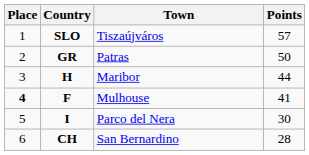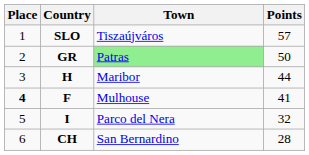(113, 56) no background -> (113, 56) lightgreen background
(284, 118) 30 -> (284, 118) 32
